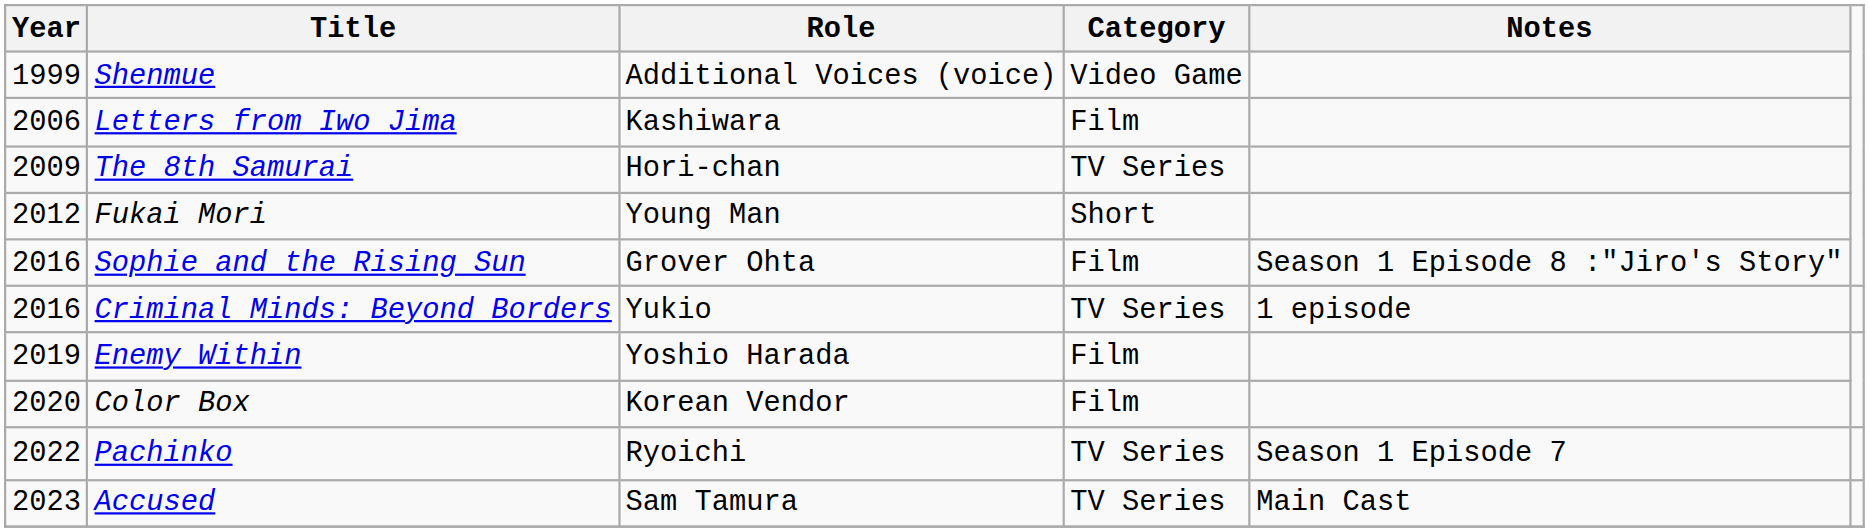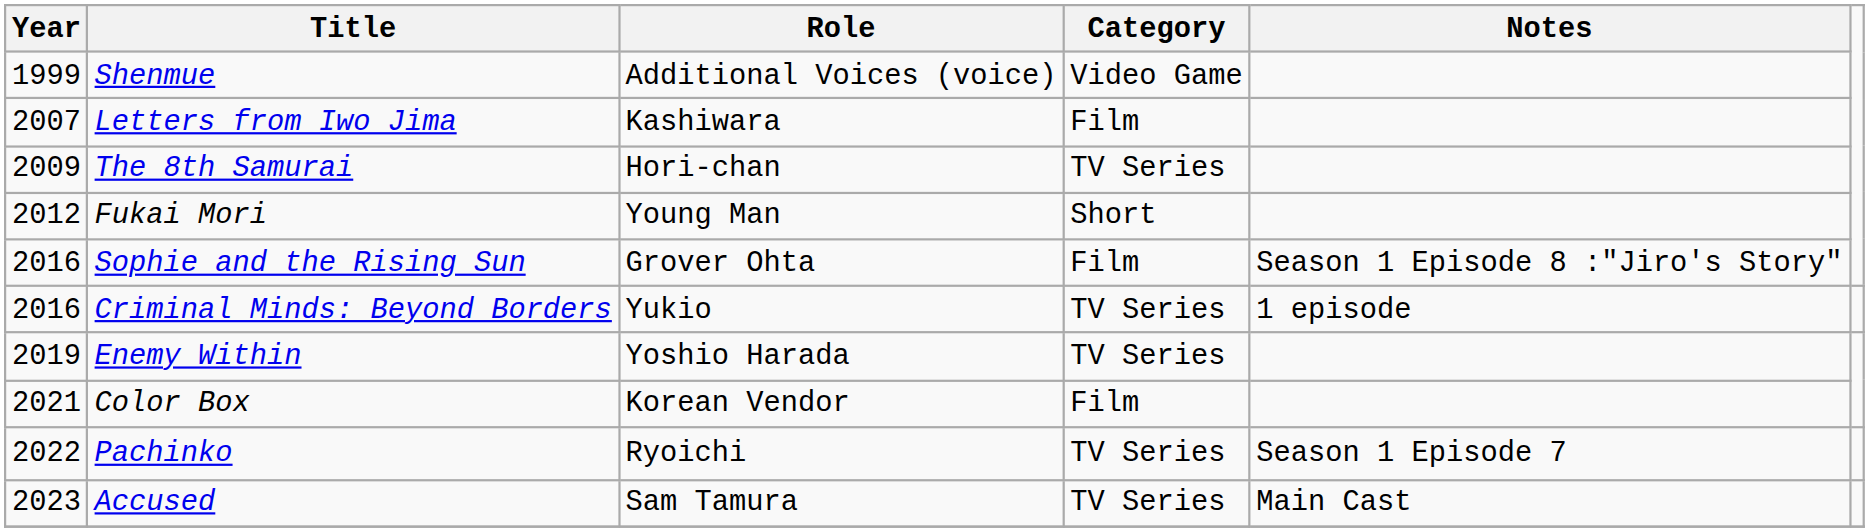(46, 122) 2006 -> (46, 122) 2007
(1105, 356) Film -> (1148, 356) TV Series
(46, 403) 2020 -> (46, 403) 2021
